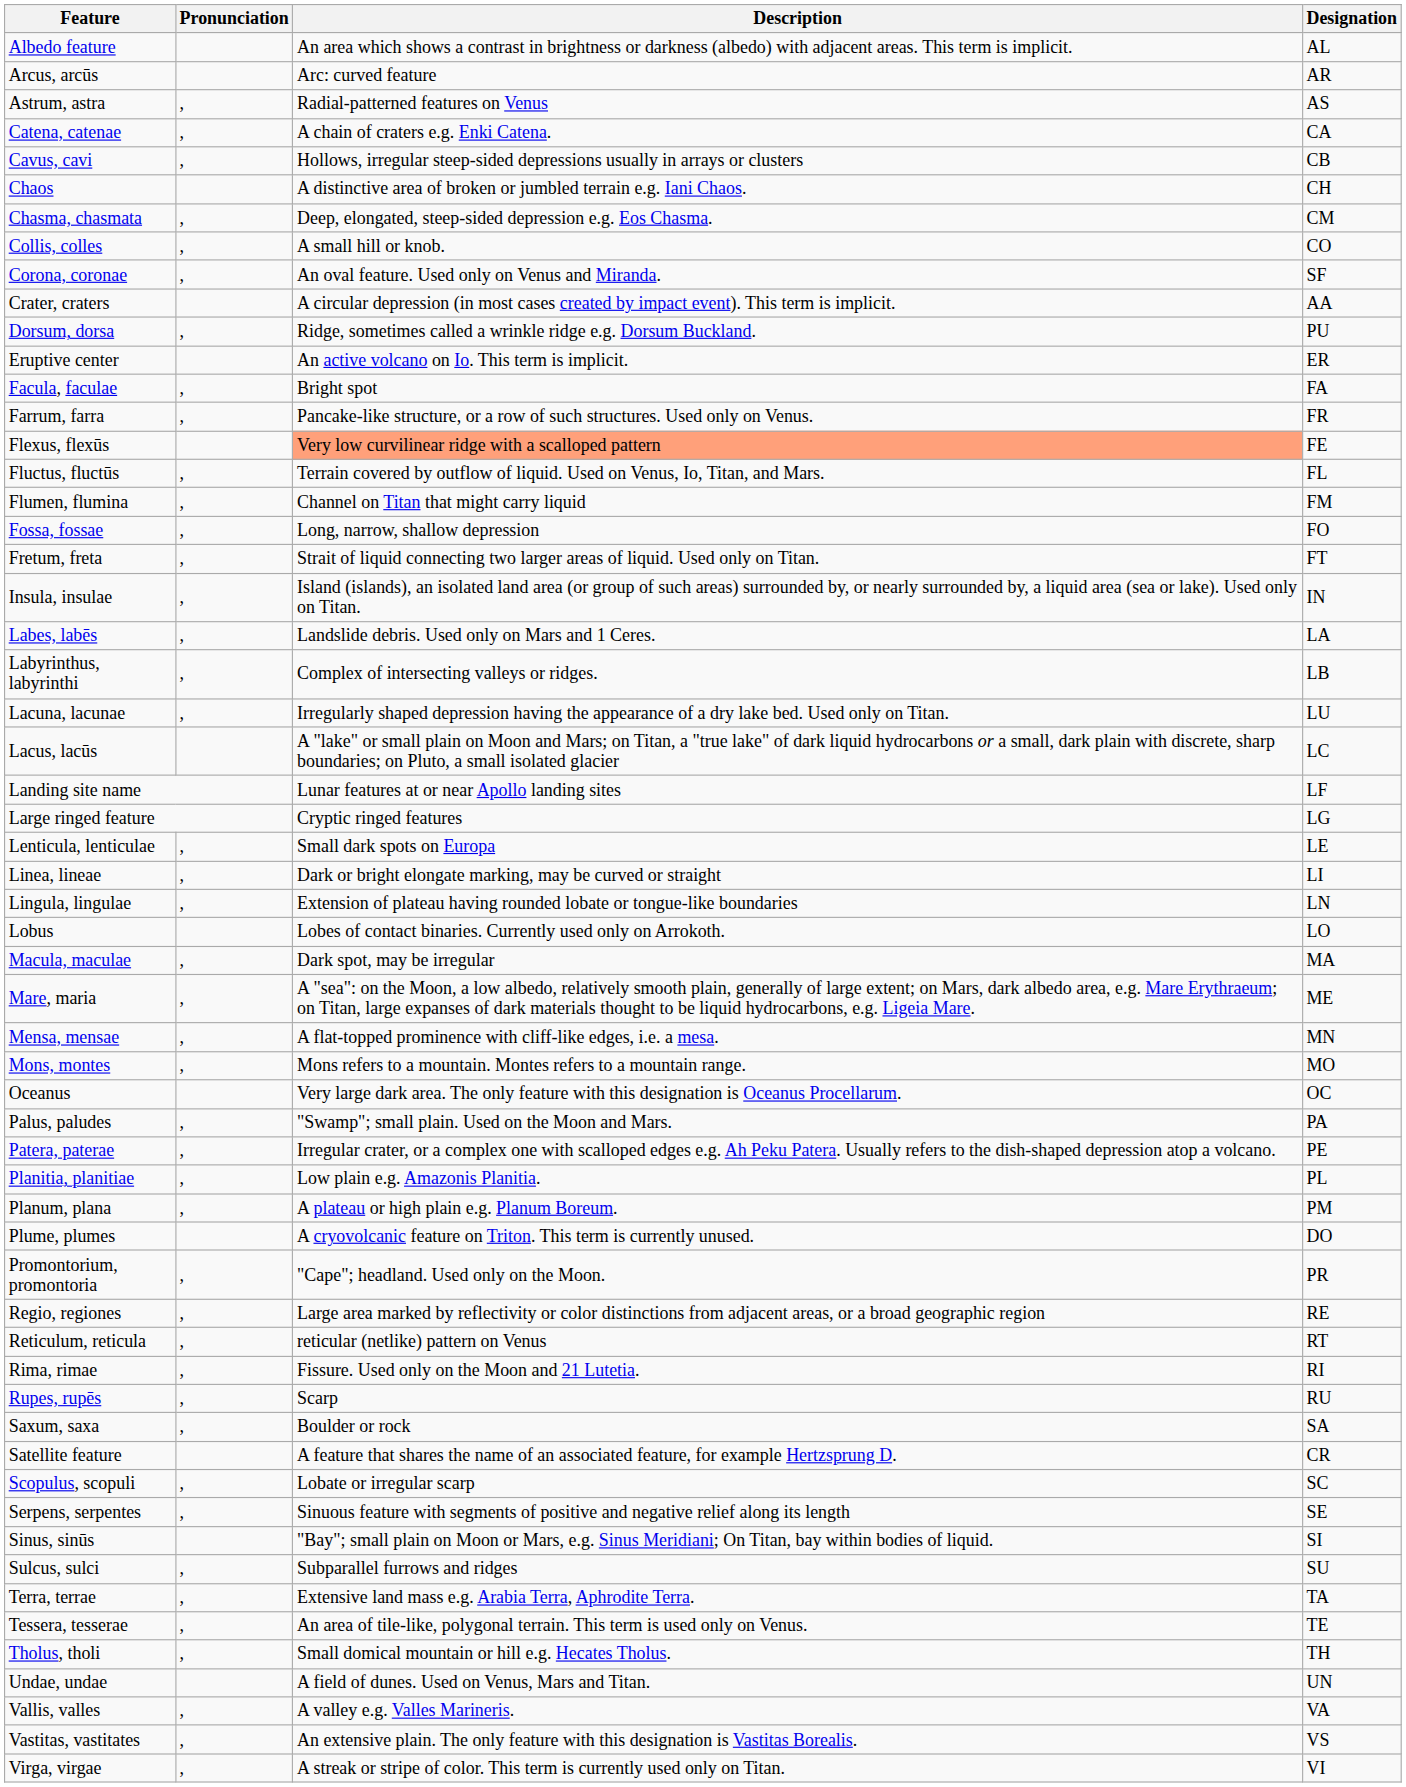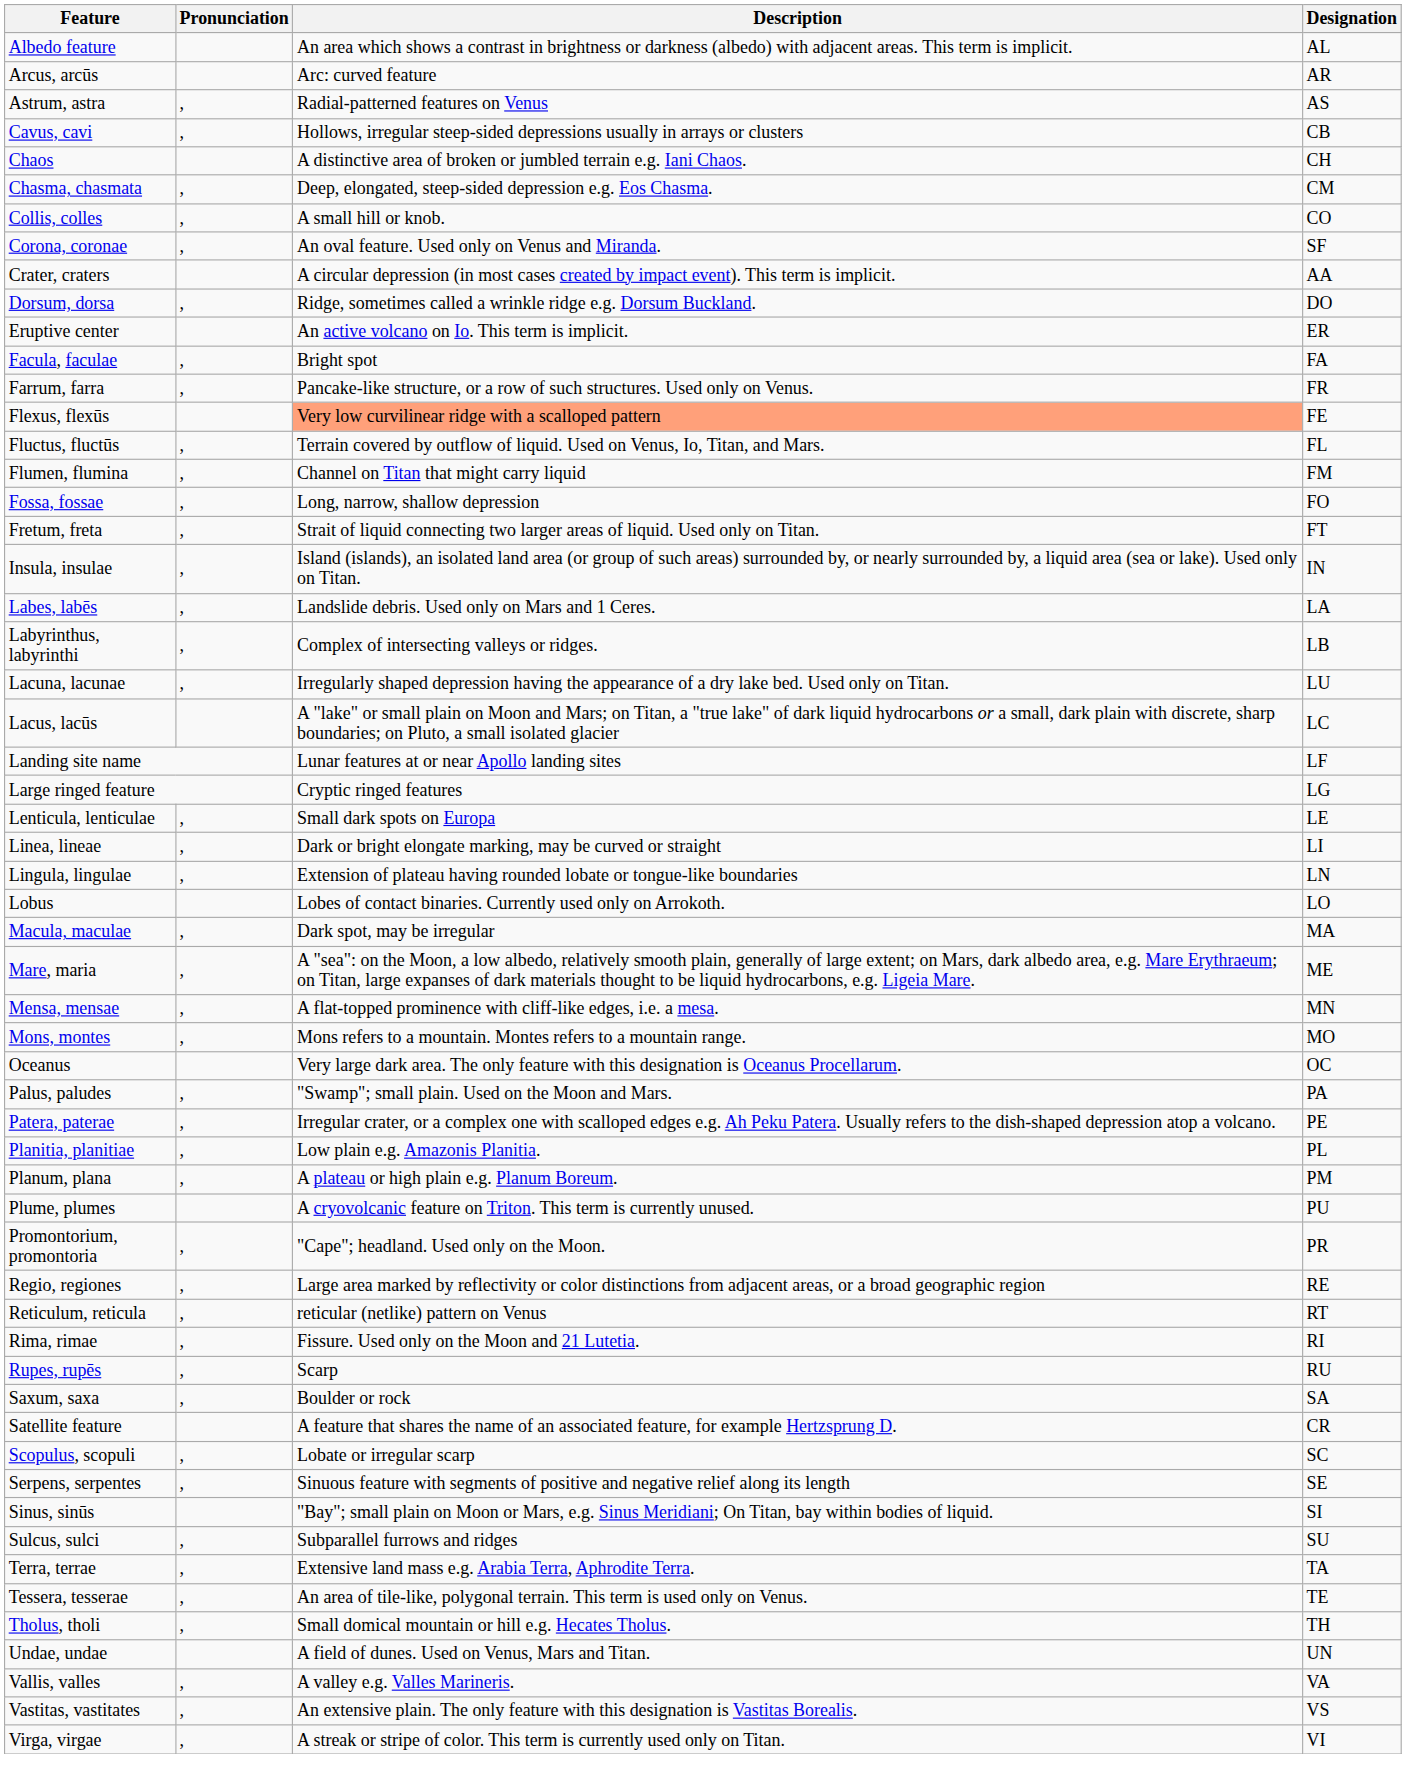- row: (65, 132)
(1318, 331) PU -> (1319, 302) DO
(1319, 1236) DO -> (1318, 1207) PU
